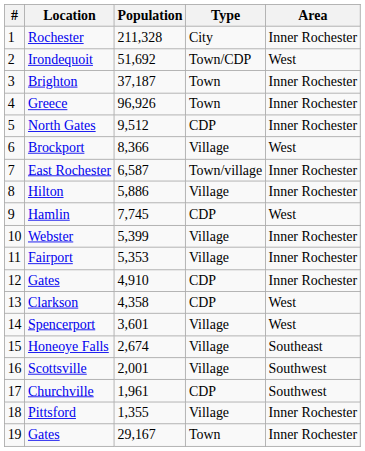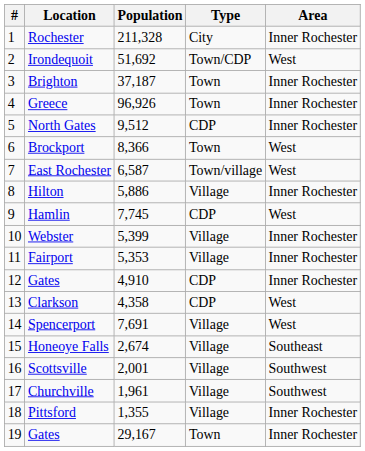(209, 147) Village -> (205, 147) Town
(313, 170) Inner Rochester -> (282, 170) West
(133, 324) 3,601 -> (133, 324) 7,691
(202, 390) CDP -> (209, 390) Village
